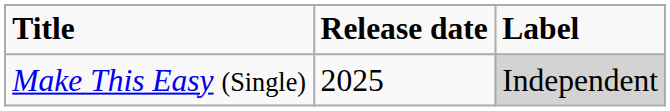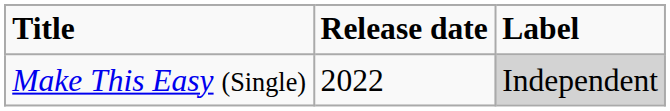(352, 79) 2025 -> (352, 79) 2022
